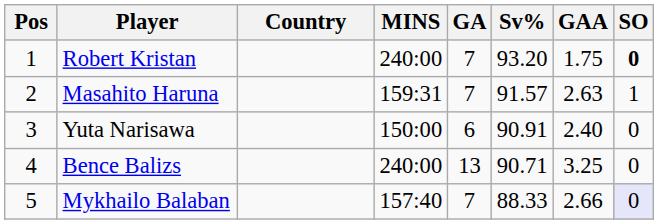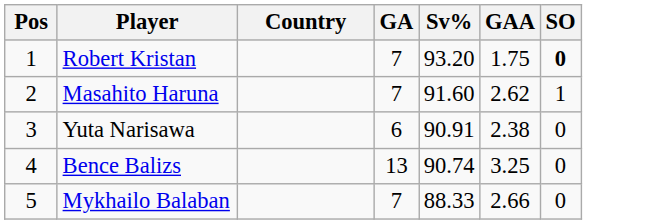- column: (411, 22)
(522, 93) 91.57 -> (449, 93) 91.60
(583, 93) 2.63 -> (510, 93) 2.62
(583, 129) 2.40 -> (510, 129) 2.38
(522, 165) 90.71 -> (449, 165) 90.74
(634, 201) lavender background -> (560, 201) no background
